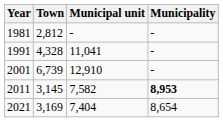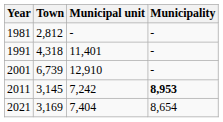(50, 51) 4,328 -> (50, 51) 4,318
(86, 51) 11,041 -> (86, 51) 11,401
(83, 88) 7,582 -> (83, 88) 7,242
